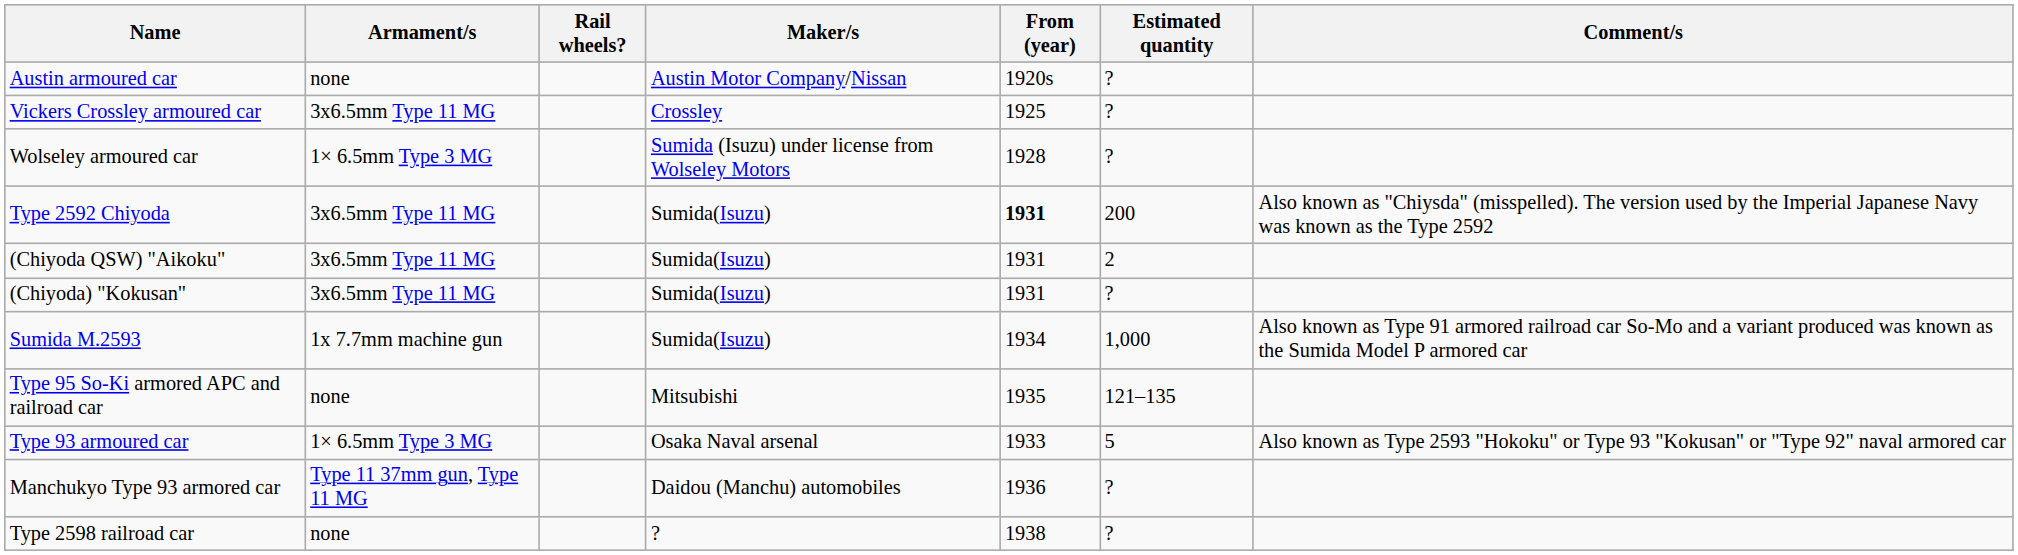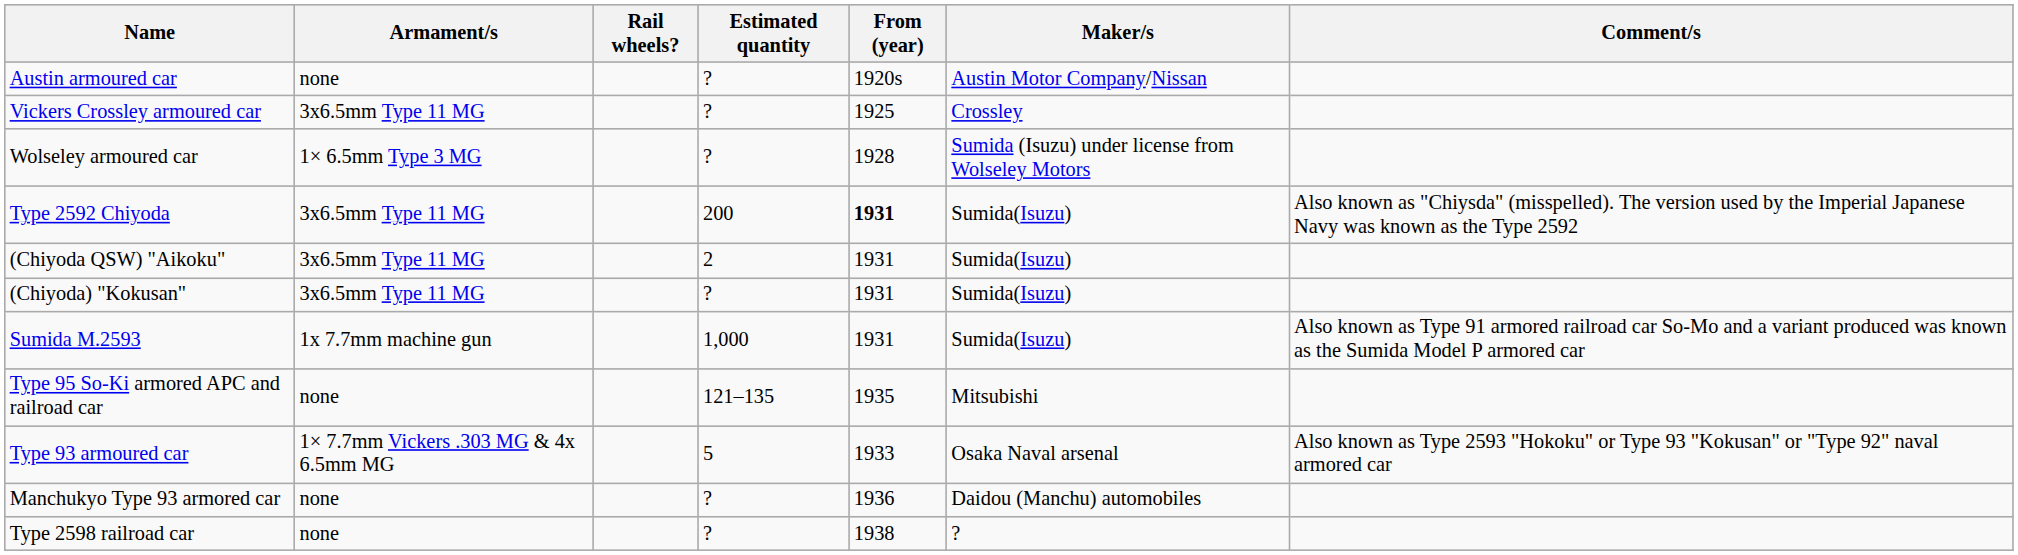columns swapped: (823, 32) <-> (1177, 32)
(1025, 339) 1934 -> (874, 339) 1931
(401, 442) 1× 6.5mm Type 3 MG -> (437, 454) 1× 7.7mm Vickers .303 MG & 4x 6.5mm MG
(414, 487) Type 11 37mm gun, Type 11 MG -> (319, 499) none
